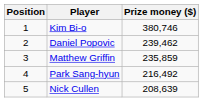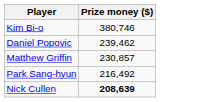- column: (26, 12)
(160, 58) 235,859 -> (117, 58) 230,857
(160, 89) normal -> (117, 89) bold
